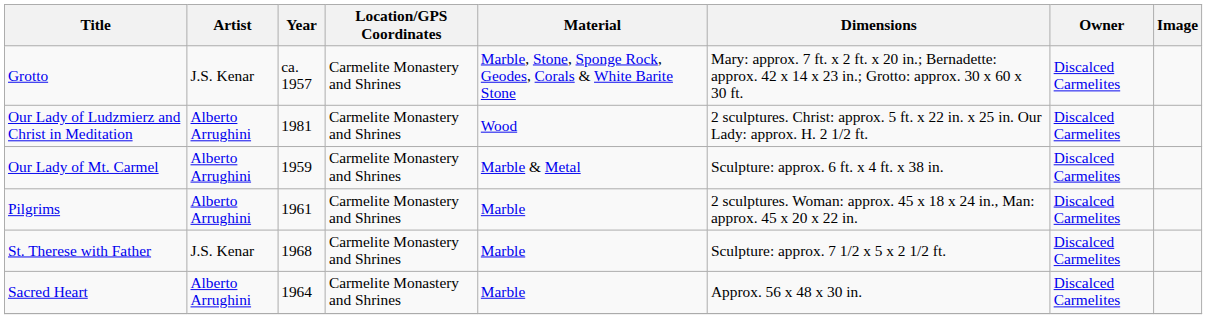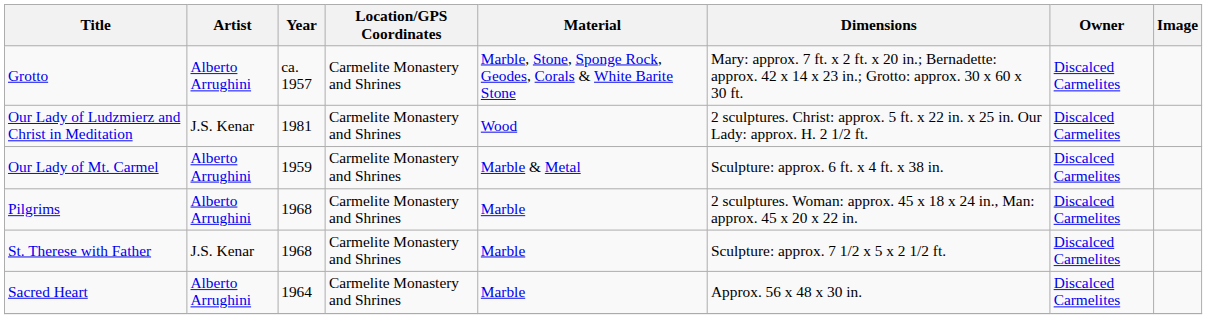(222, 75) J.S. Kenar -> (221, 75) Alberto Arrughini
(221, 125) Alberto Arrughini -> (222, 125) J.S. Kenar
(297, 209) 1961 -> (297, 209) 1968
